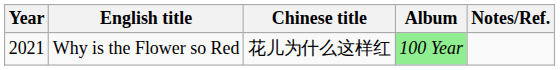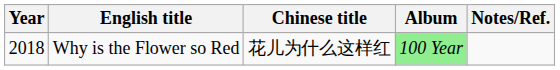(27, 48) 2021 -> (27, 48) 2018
